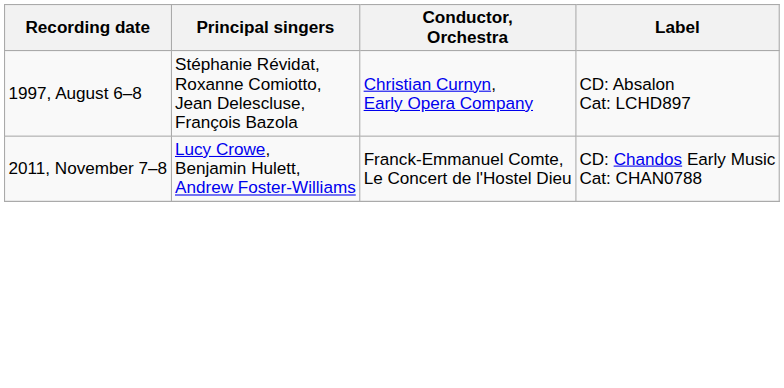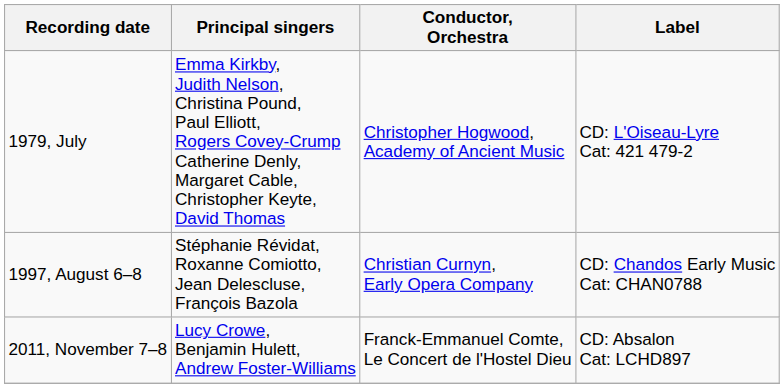+ row: (48, 141)
(635, 93) CD: Absalon Cat: LCHD897 -> (677, 274) CD: Chandos Early Music Cat: CHAN0788
(677, 168) CD: Chandos Early Music Cat: CHAN0788 -> (635, 349) CD: Absalon Cat: LCHD897
